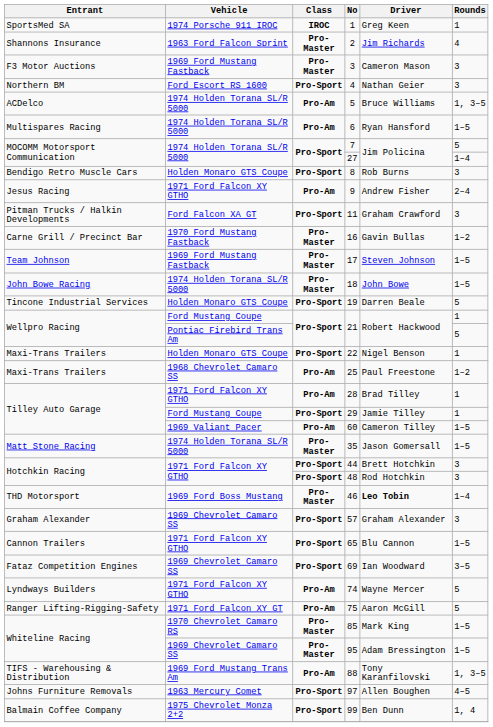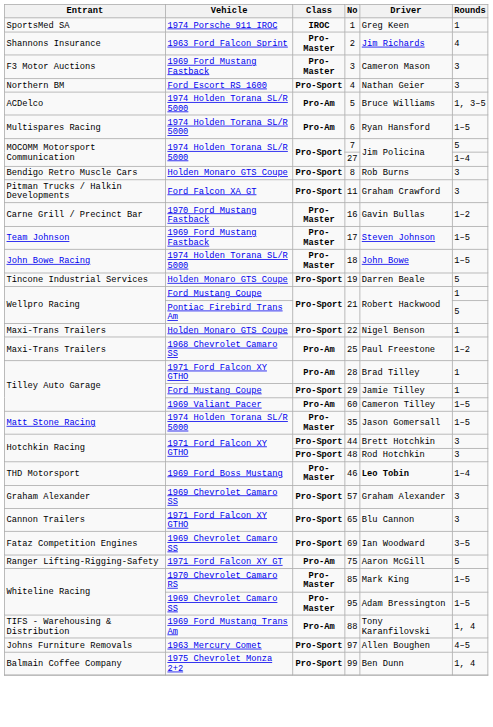- row: (217, 191)
(462, 543) 1–5 -> (457, 520) 3
- row: (217, 590)
(470, 673) 1, 3–5 -> (465, 627) 1, 4
